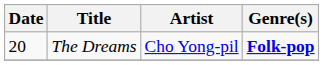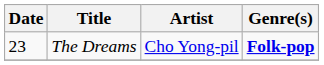(17, 45) 20 -> (17, 45) 23
